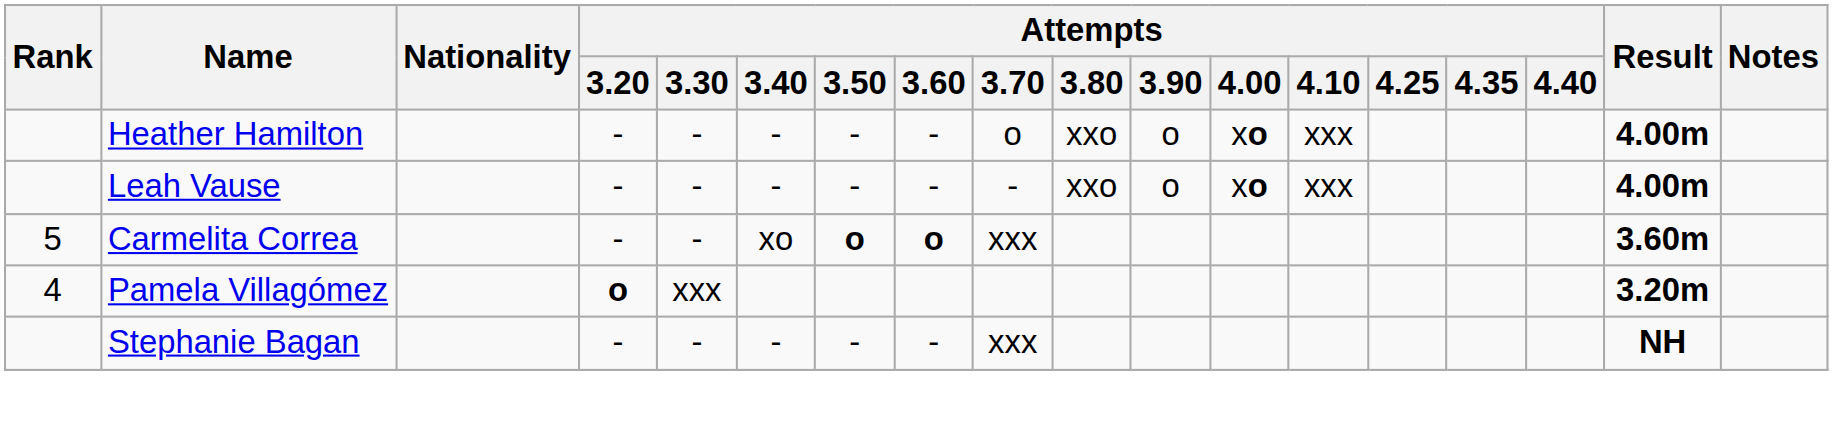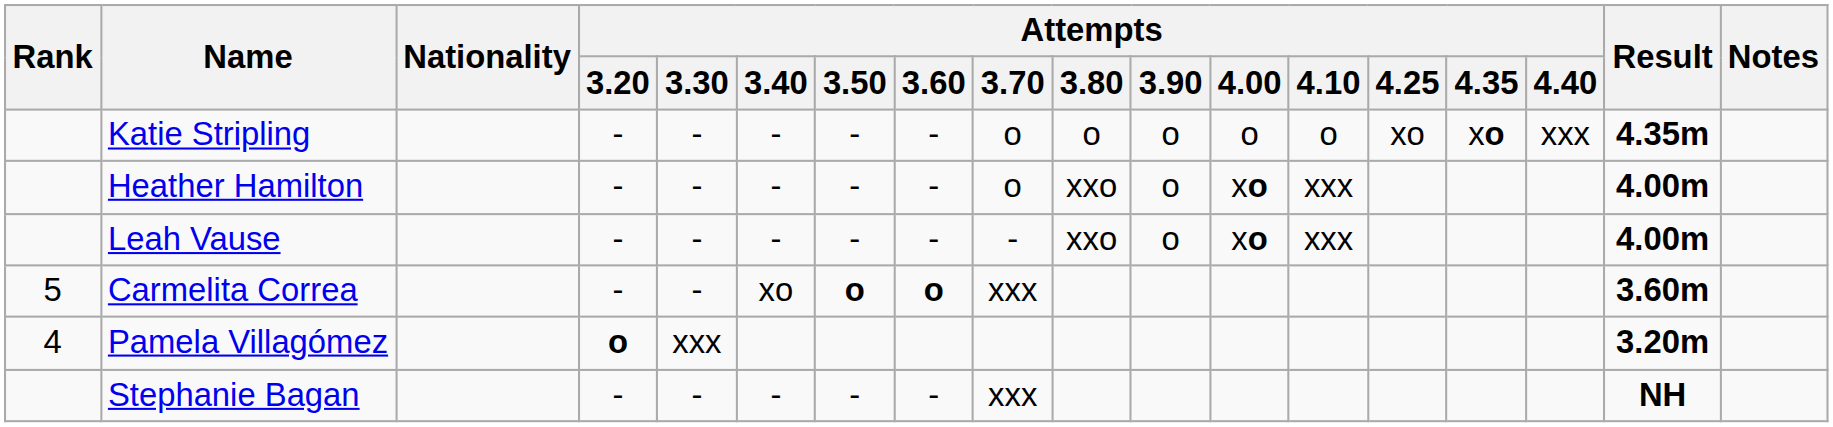+ row: (209, 134)
